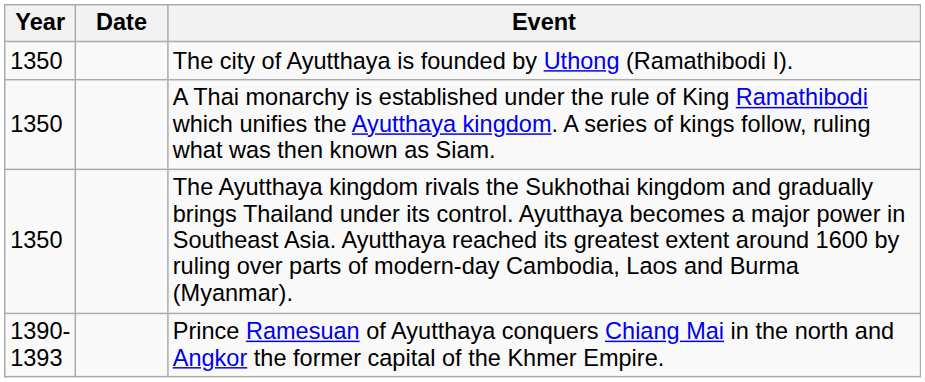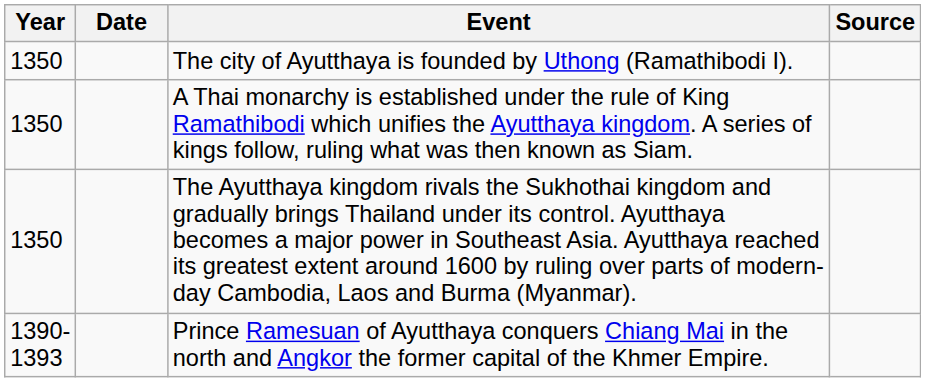+ column: (875, 23)
